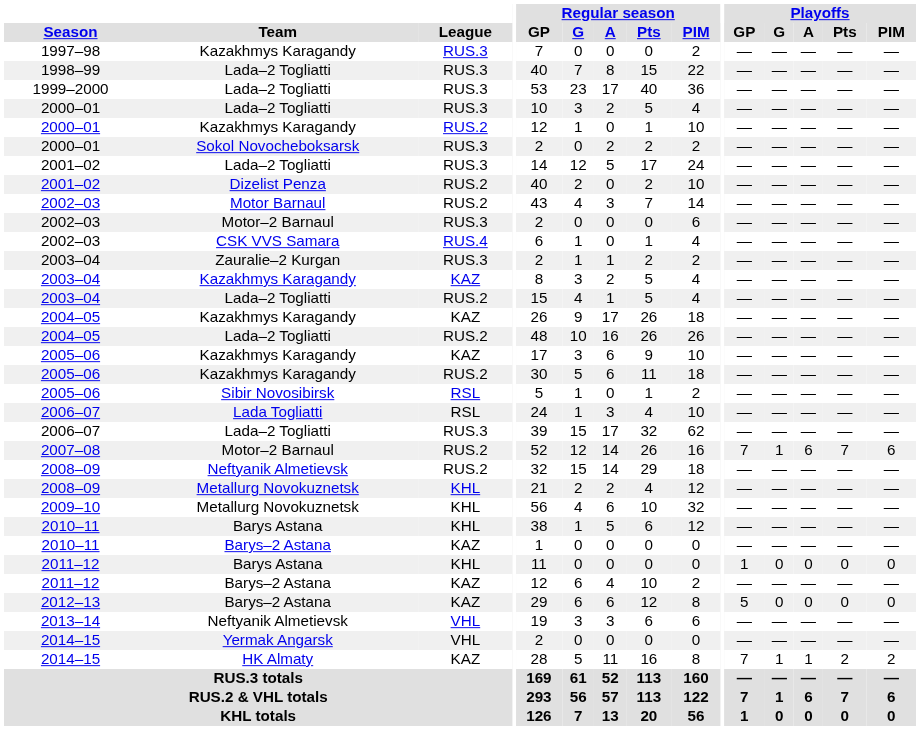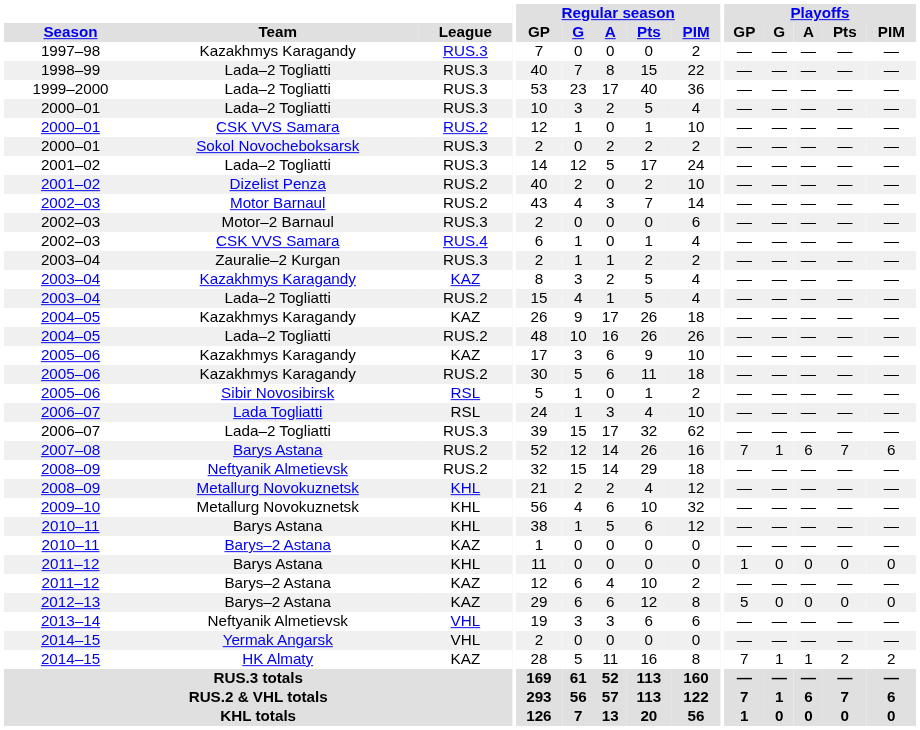(278, 127) Kazakhmys Karagandy -> (278, 127) CSK VVS Samara
(278, 450) Motor–2 Barnaul -> (278, 450) Barys Astana
